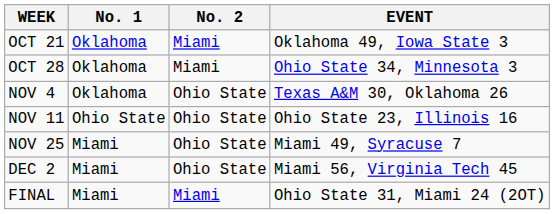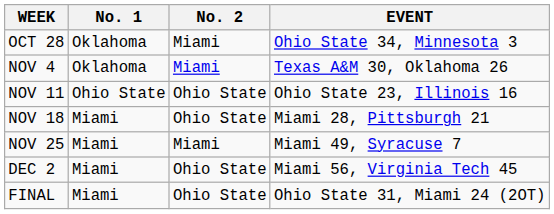- row: (36, 43)
(220, 94) Ohio State -> (196, 68) Miami
+ row: (36, 119)
(220, 144) Ohio State -> (196, 144) Miami
(196, 195) Miami -> (220, 195) Ohio State
